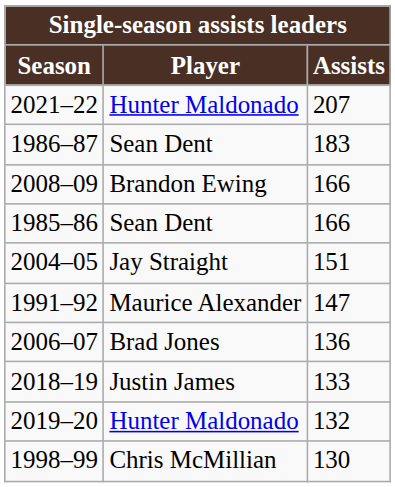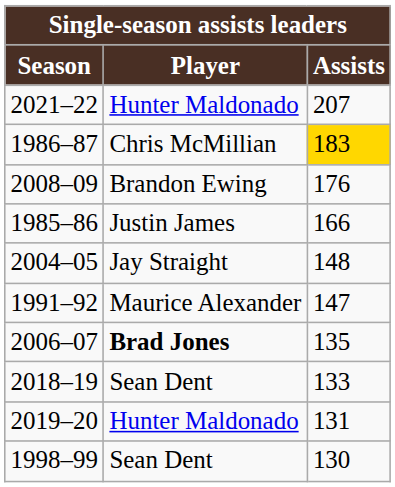(161, 144) Sean Dent -> (193, 144) Chris McMillian
(332, 144) no background -> (332, 144) gold background
(332, 183) 166 -> (332, 183) 176
(161, 223) Sean Dent -> (172, 223) Justin James
(332, 262) 151 -> (332, 262) 148
(165, 341) normal -> (169, 341) bold
(332, 341) 136 -> (332, 341) 135
(172, 381) Justin James -> (161, 381) Sean Dent
(332, 421) 132 -> (332, 421) 131
(193, 460) Chris McMillian -> (161, 460) Sean Dent
